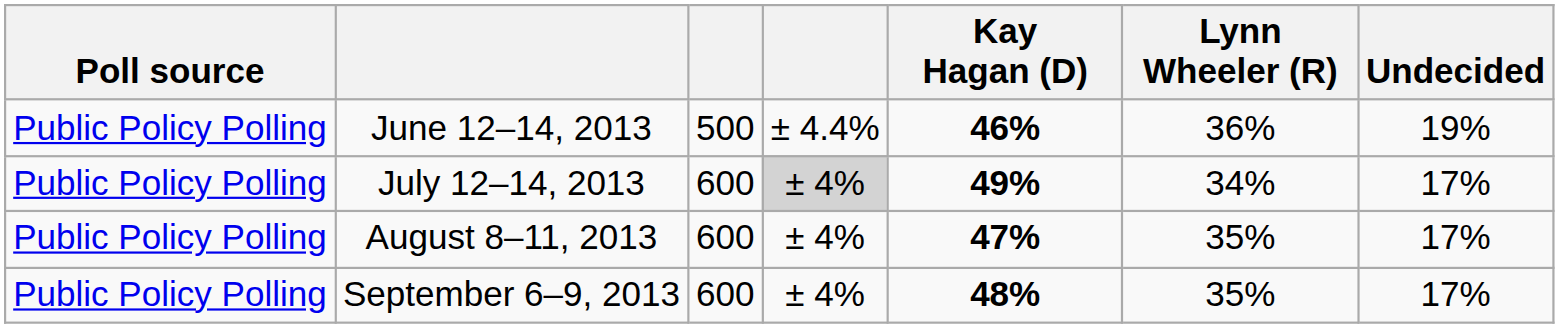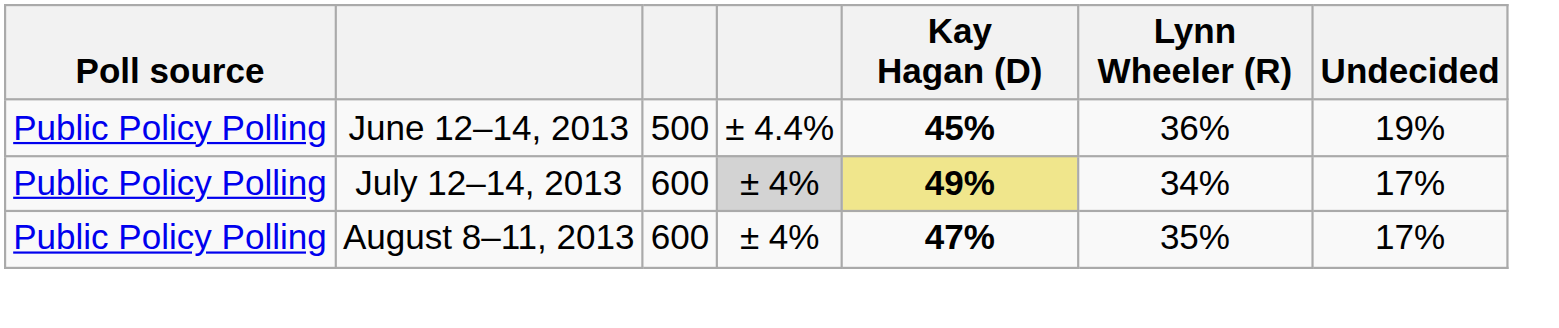(1005, 127) 46% -> (960, 127) 45%
(1005, 182) no background -> (960, 182) khaki background
- row: (511, 293)
